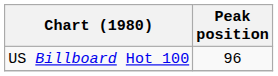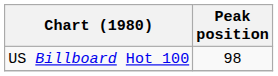(233, 59) 96 -> (233, 59) 98
